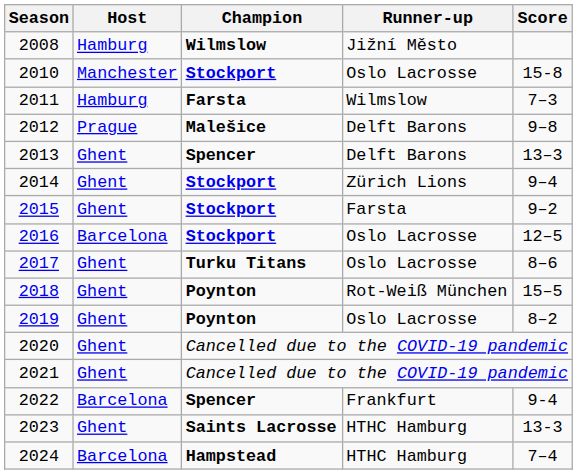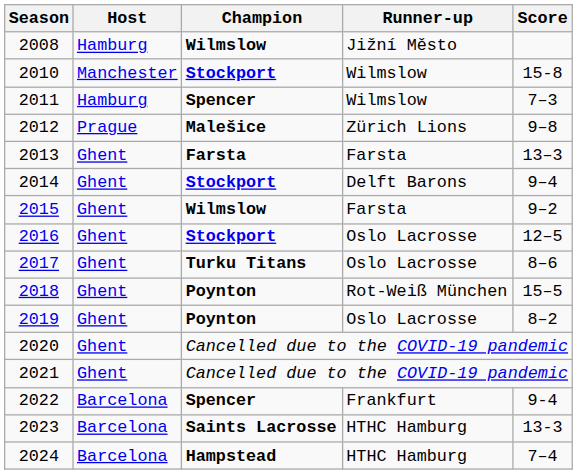(412, 73) Oslo Lacrosse -> (387, 73) Wilmslow
(216, 100) Farsta -> (221, 100) Spencer
(407, 128) Delft Barons -> (407, 128) Zürich Lions
(221, 155) Spencer -> (216, 155) Farsta
(407, 155) Delft Barons -> (376, 155) Farsta
(407, 182) Zürich Lions -> (407, 182) Delft Barons
(231, 210) Stockport -> (226, 210) Wilmslow
(122, 237) Barcelona -> (102, 237) Ghent
(102, 428) Ghent -> (122, 428) Barcelona
